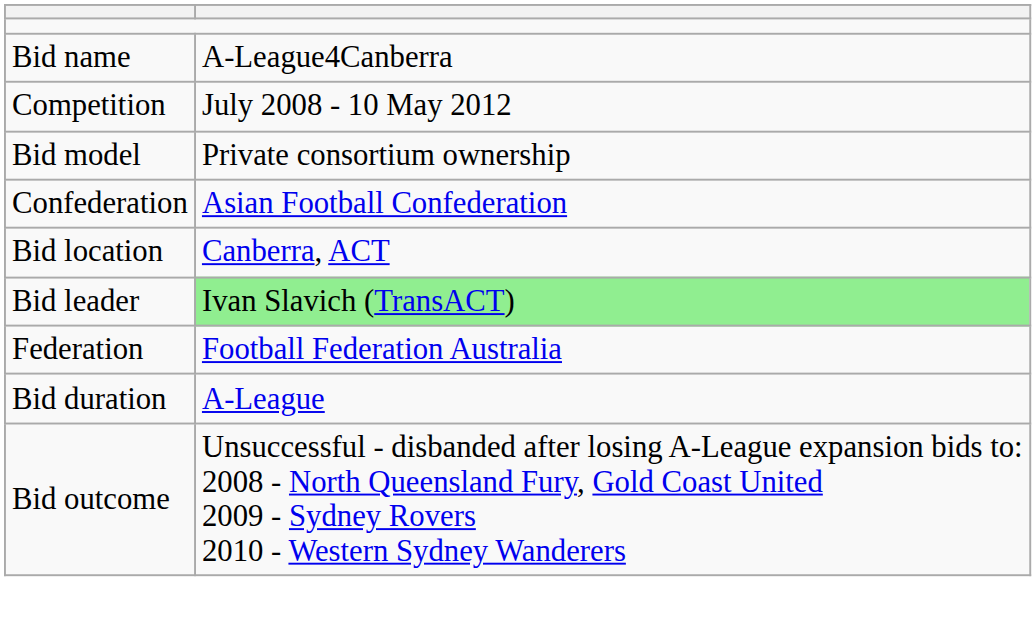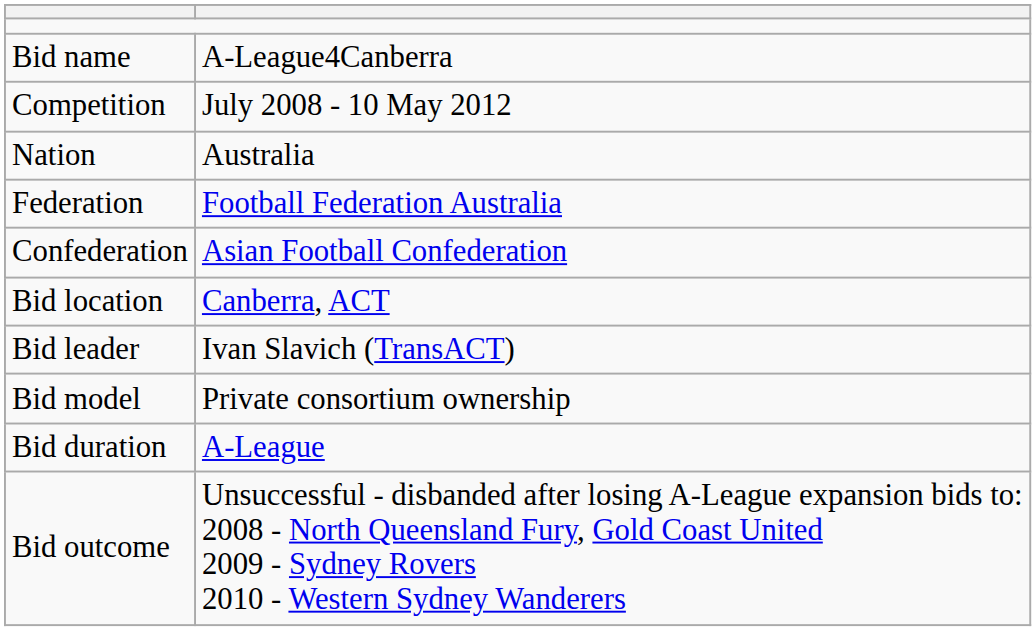+ row: (54, 154)
rows swapped: (78, 349) <-> (76, 154)
(358, 300) lightgreen background -> (358, 349) no background
